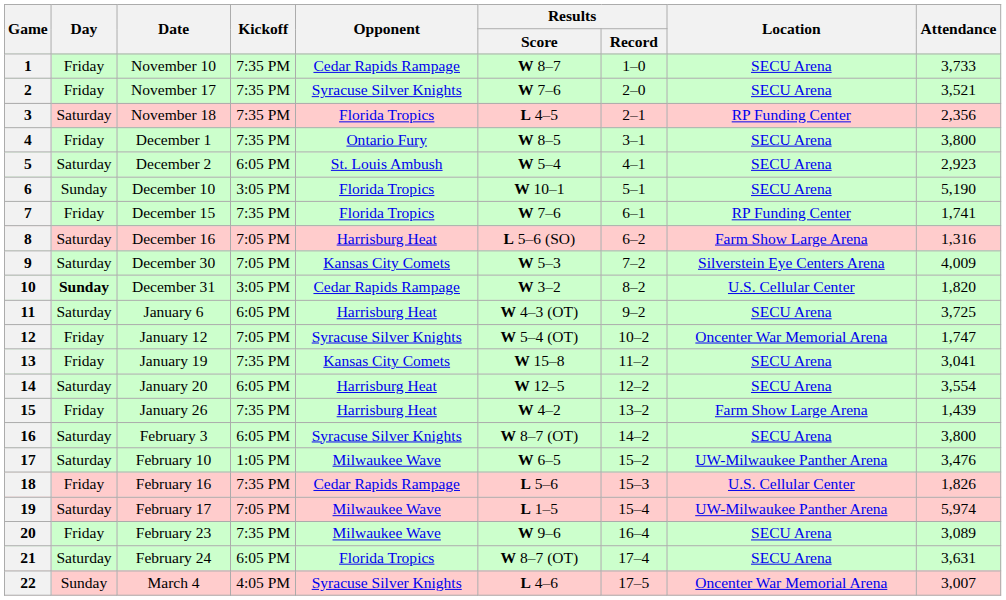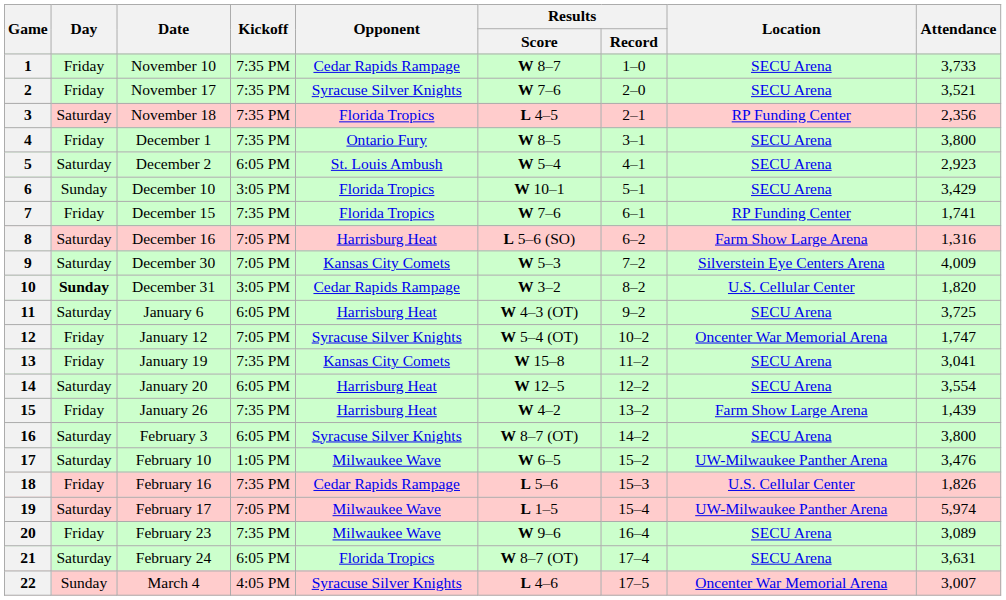(959, 189) 5,190 -> (959, 189) 3,429
